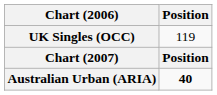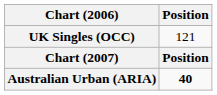(185, 36) 119 -> (185, 36) 121
